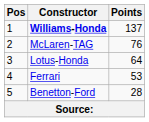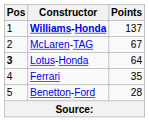(137, 45) 76 -> (137, 45) 67
(10, 61) normal -> (10, 61) bold
(137, 77) 53 -> (137, 77) 35
